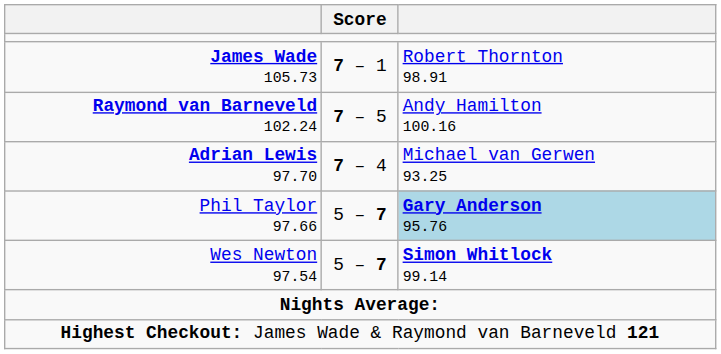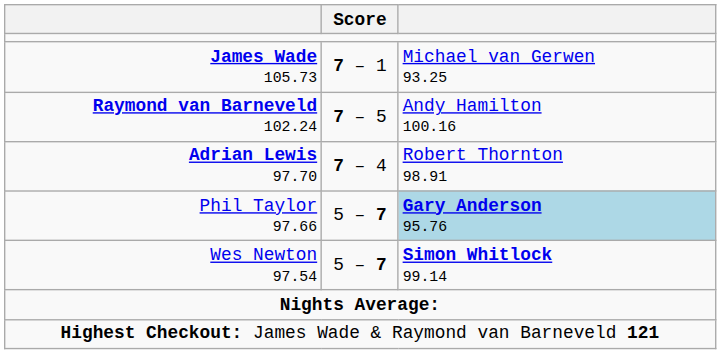(483, 66) Robert Thornton 98.91 -> (499, 66) Michael van Gerwen 93.25
(499, 165) Michael van Gerwen 93.25 -> (483, 165) Robert Thornton 98.91
